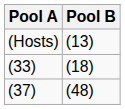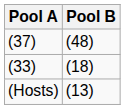rows swapped: (33, 41) <-> (22, 91)
